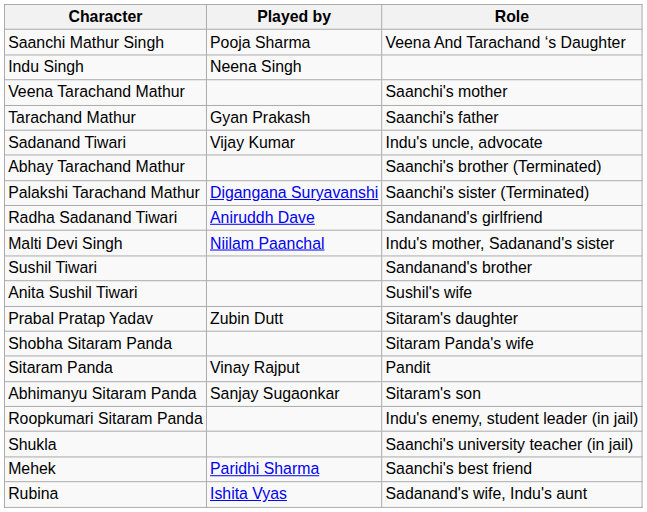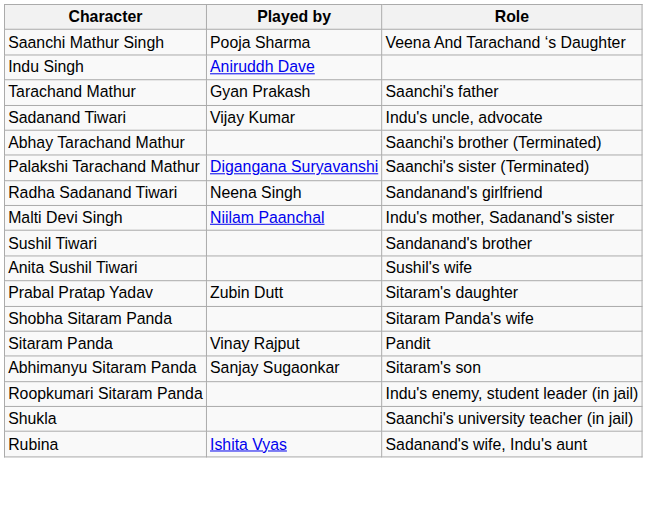(256, 67) Neena Singh -> (262, 67) Aniruddh Dave
- row: (97, 92)
(262, 218) Aniruddh Dave -> (256, 192) Neena Singh
- row: (32, 469)
